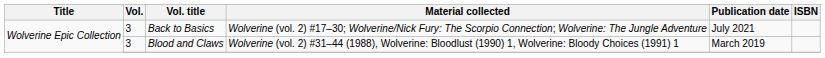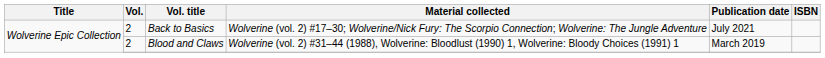(128, 28) 3 -> (128, 28) 2
(128, 44) 3 -> (128, 44) 2
